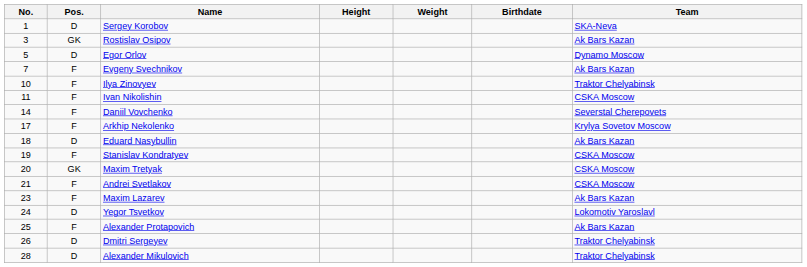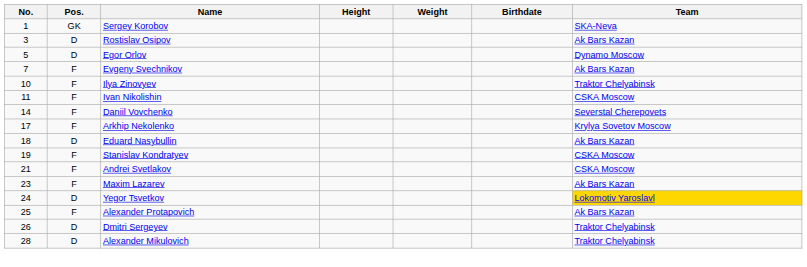(74, 26) D -> (74, 26) GK
(74, 41) GK -> (74, 41) D
- row: (132, 170)
(615, 213) no background -> (615, 198) gold background
